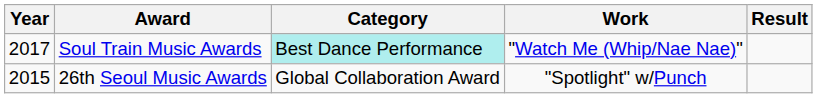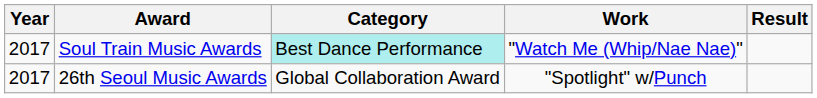(30, 78) 2015 -> (30, 78) 2017
